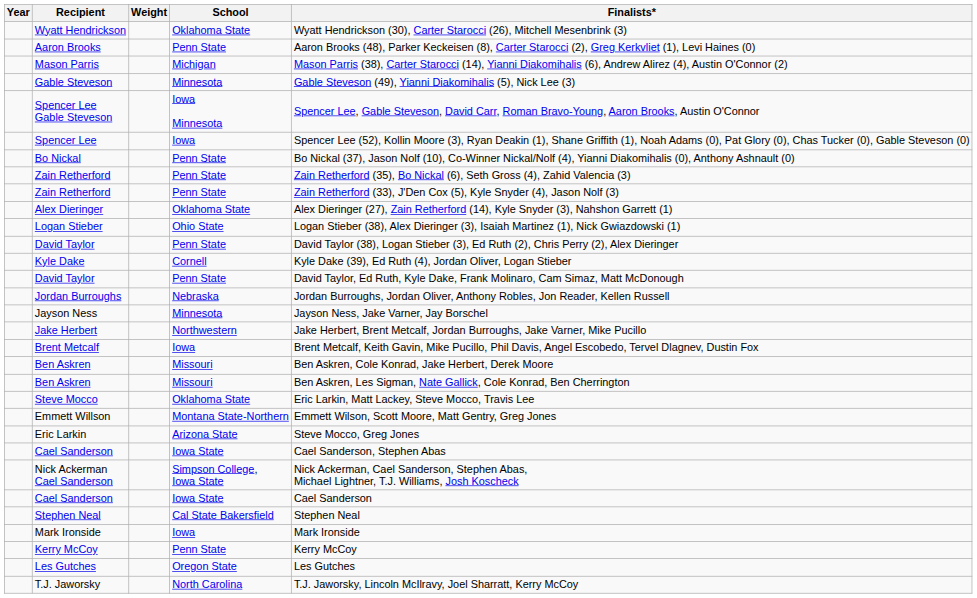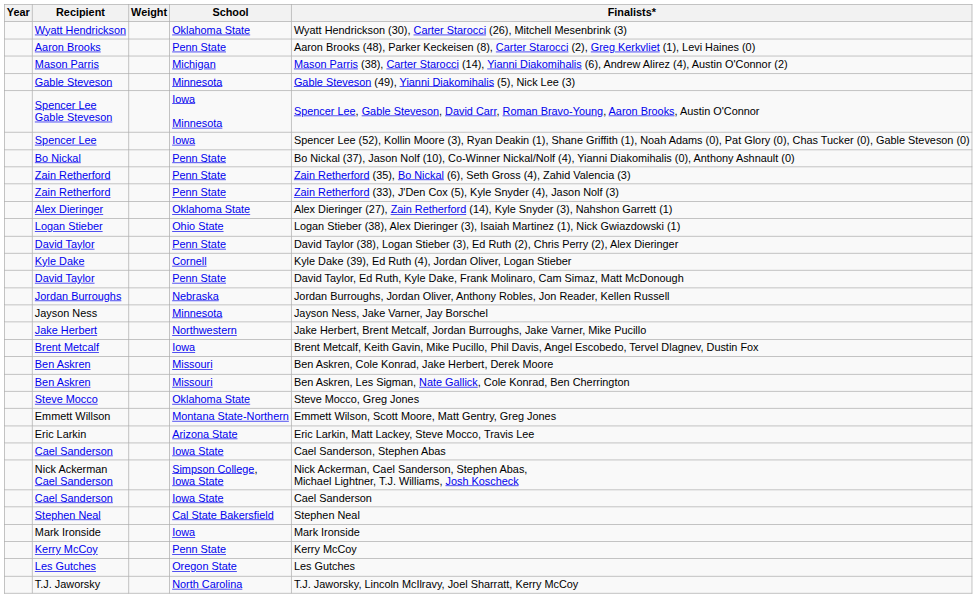(414, 399) Eric Larkin, Matt Lackey, Steve Mocco, Travis Lee -> (356, 399) Steve Mocco, Greg Jones
(356, 434) Steve Mocco, Greg Jones -> (414, 434) Eric Larkin, Matt Lackey, Steve Mocco, Travis Lee
